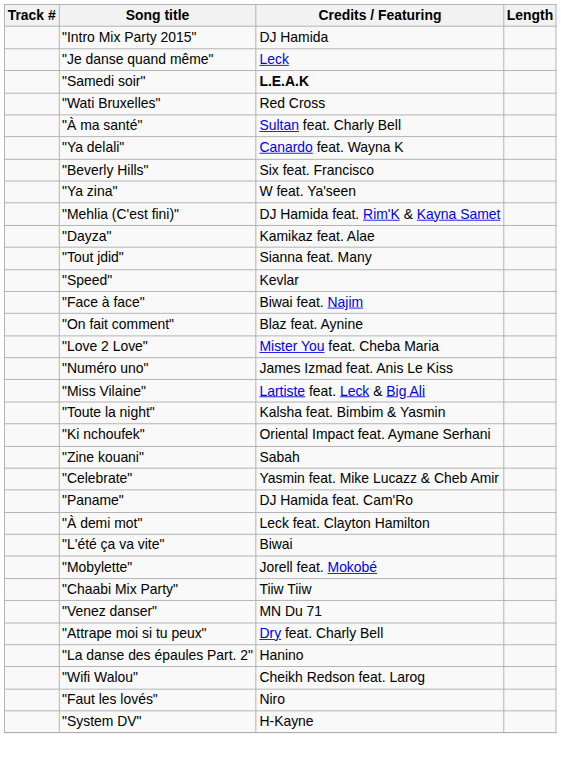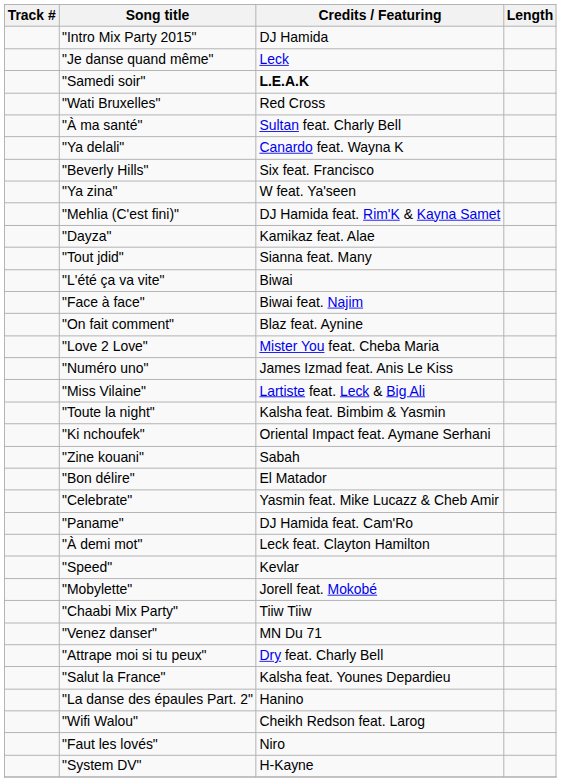rows swapped: (87, 280) <-> (113, 545)
+ row: (98, 479)
+ row: (114, 677)
